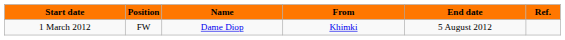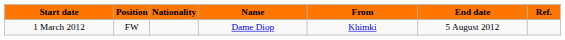+ column: (174, 12)
